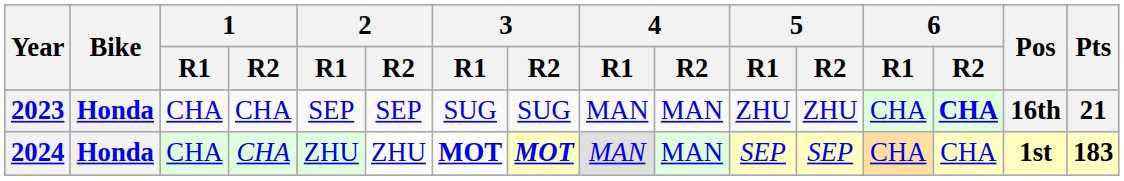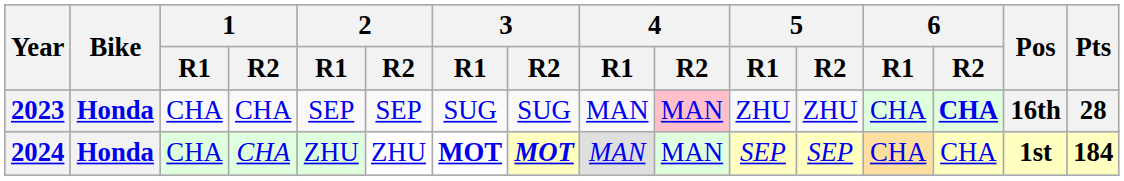(692, 110) no background -> (692, 110) pink background
(1093, 110) 21 -> (1093, 110) 28
(1093, 152) 183 -> (1093, 152) 184
